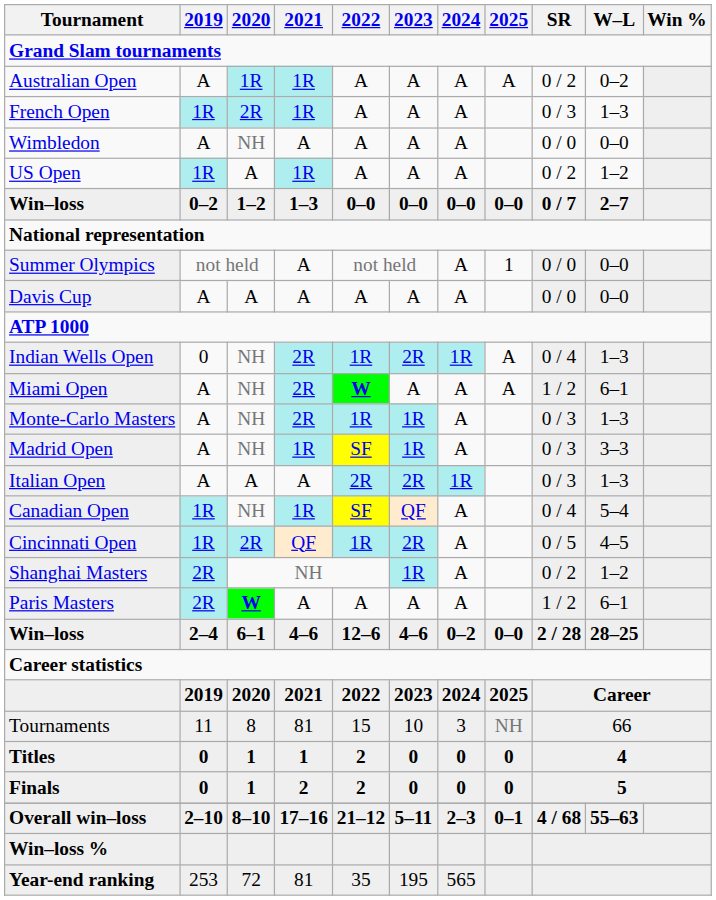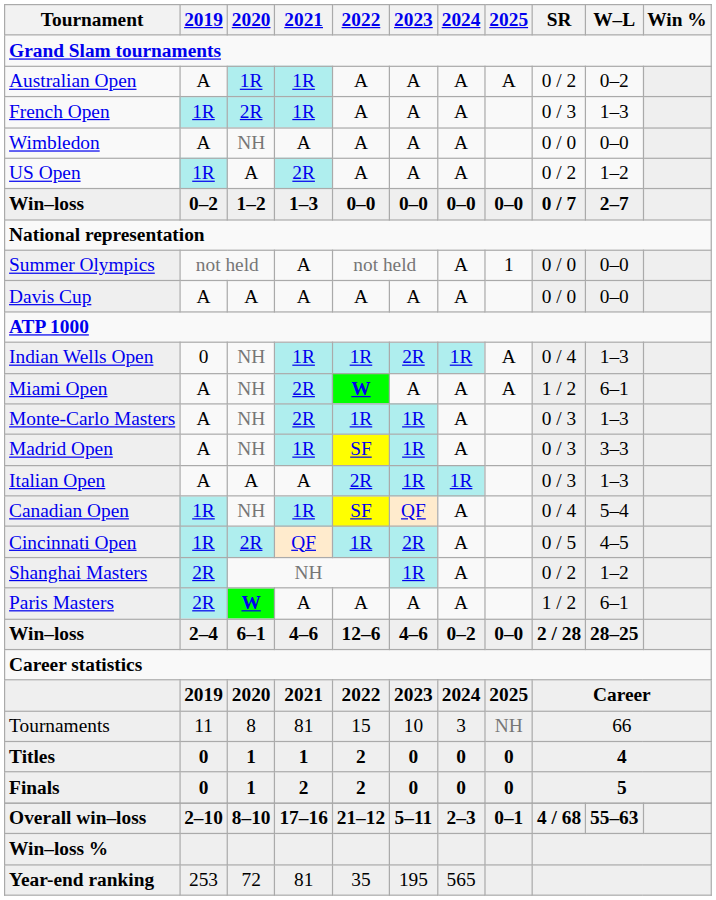(304, 173) 1R -> (304, 173) 2R
(304, 357) 2R -> (304, 357) 1R
(413, 480) 2R -> (413, 480) 1R
